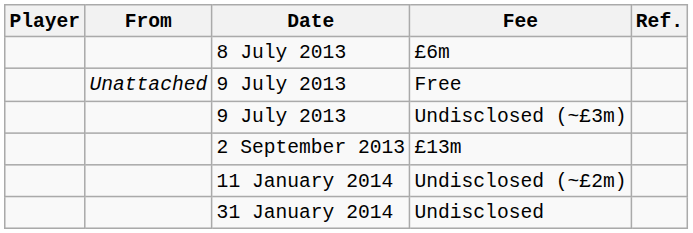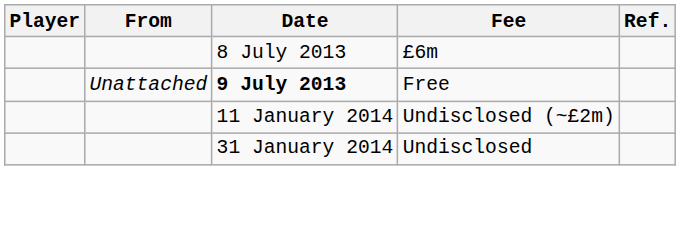(281, 85) normal -> (281, 85) bold
- row: (520, 117)
- row: (438, 149)
